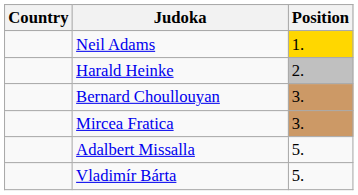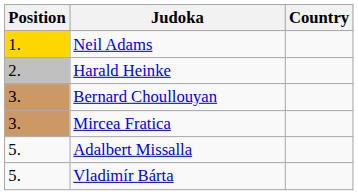columns swapped: (320, 17) <-> (38, 17)
